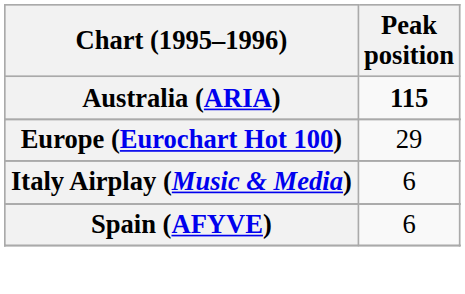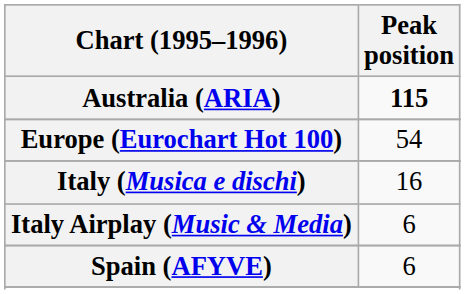(409, 139) 29 -> (409, 139) 54
+ row: (181, 181)
